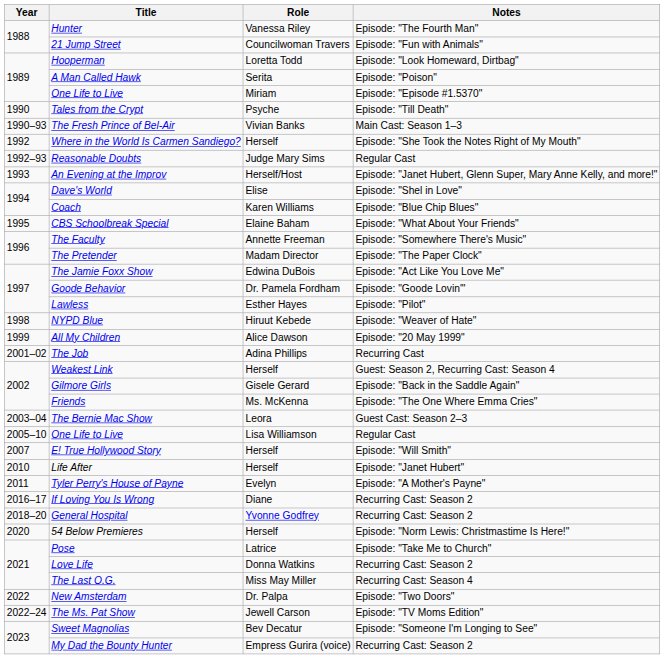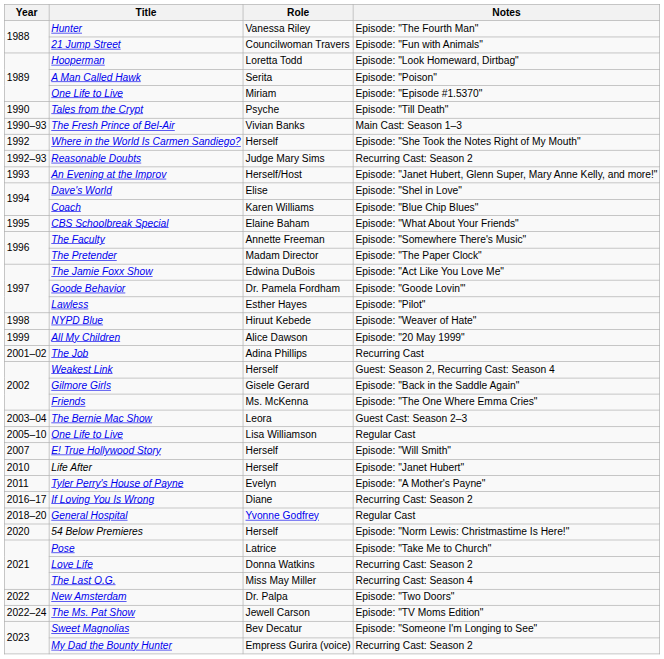(385, 158) Regular Cast -> (414, 158) Recurring Cast: Season 2
(414, 516) Recurring Cast: Season 2 -> (385, 516) Regular Cast
